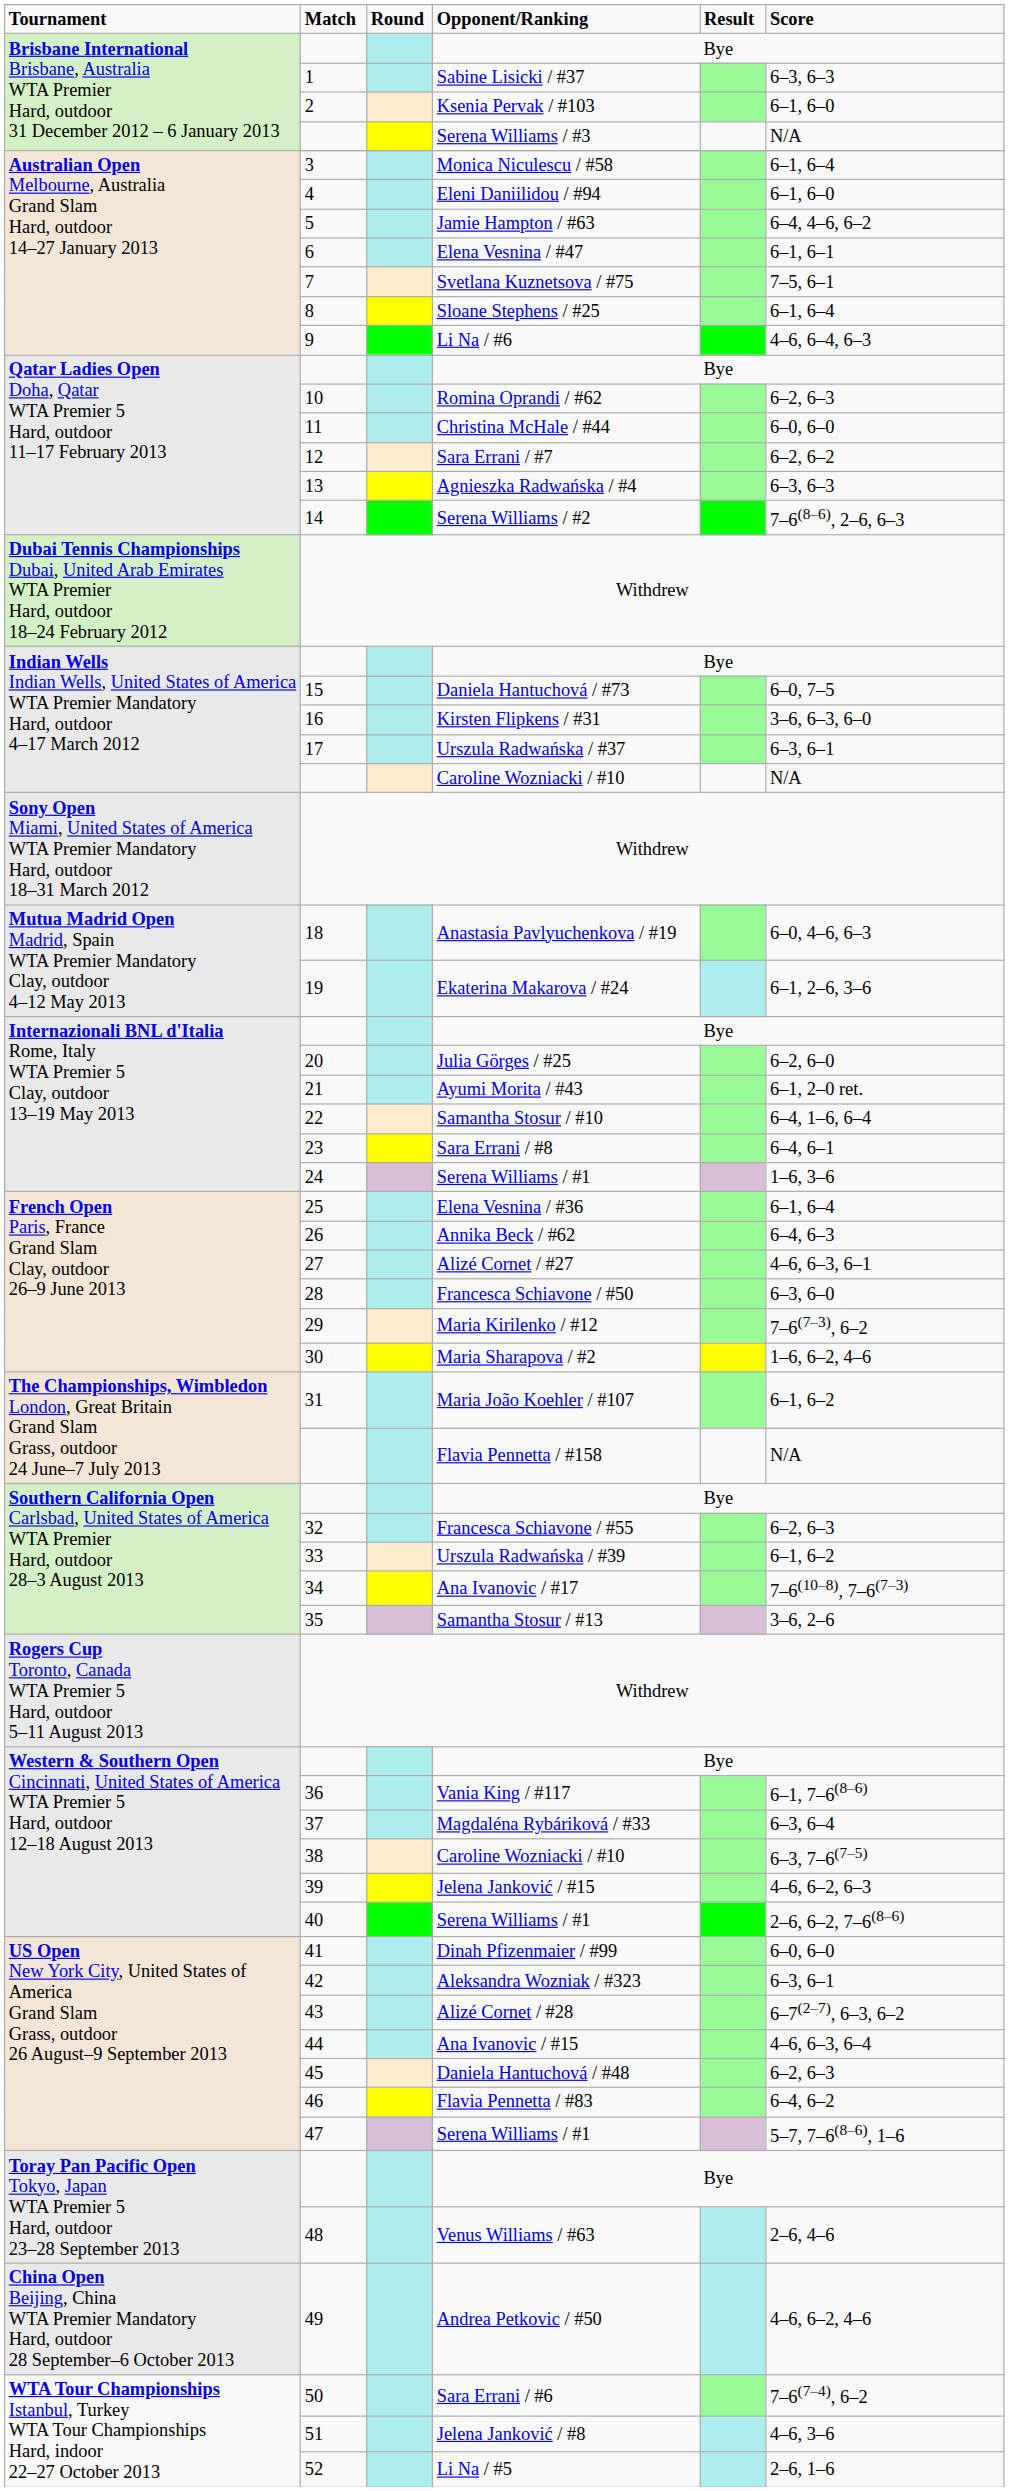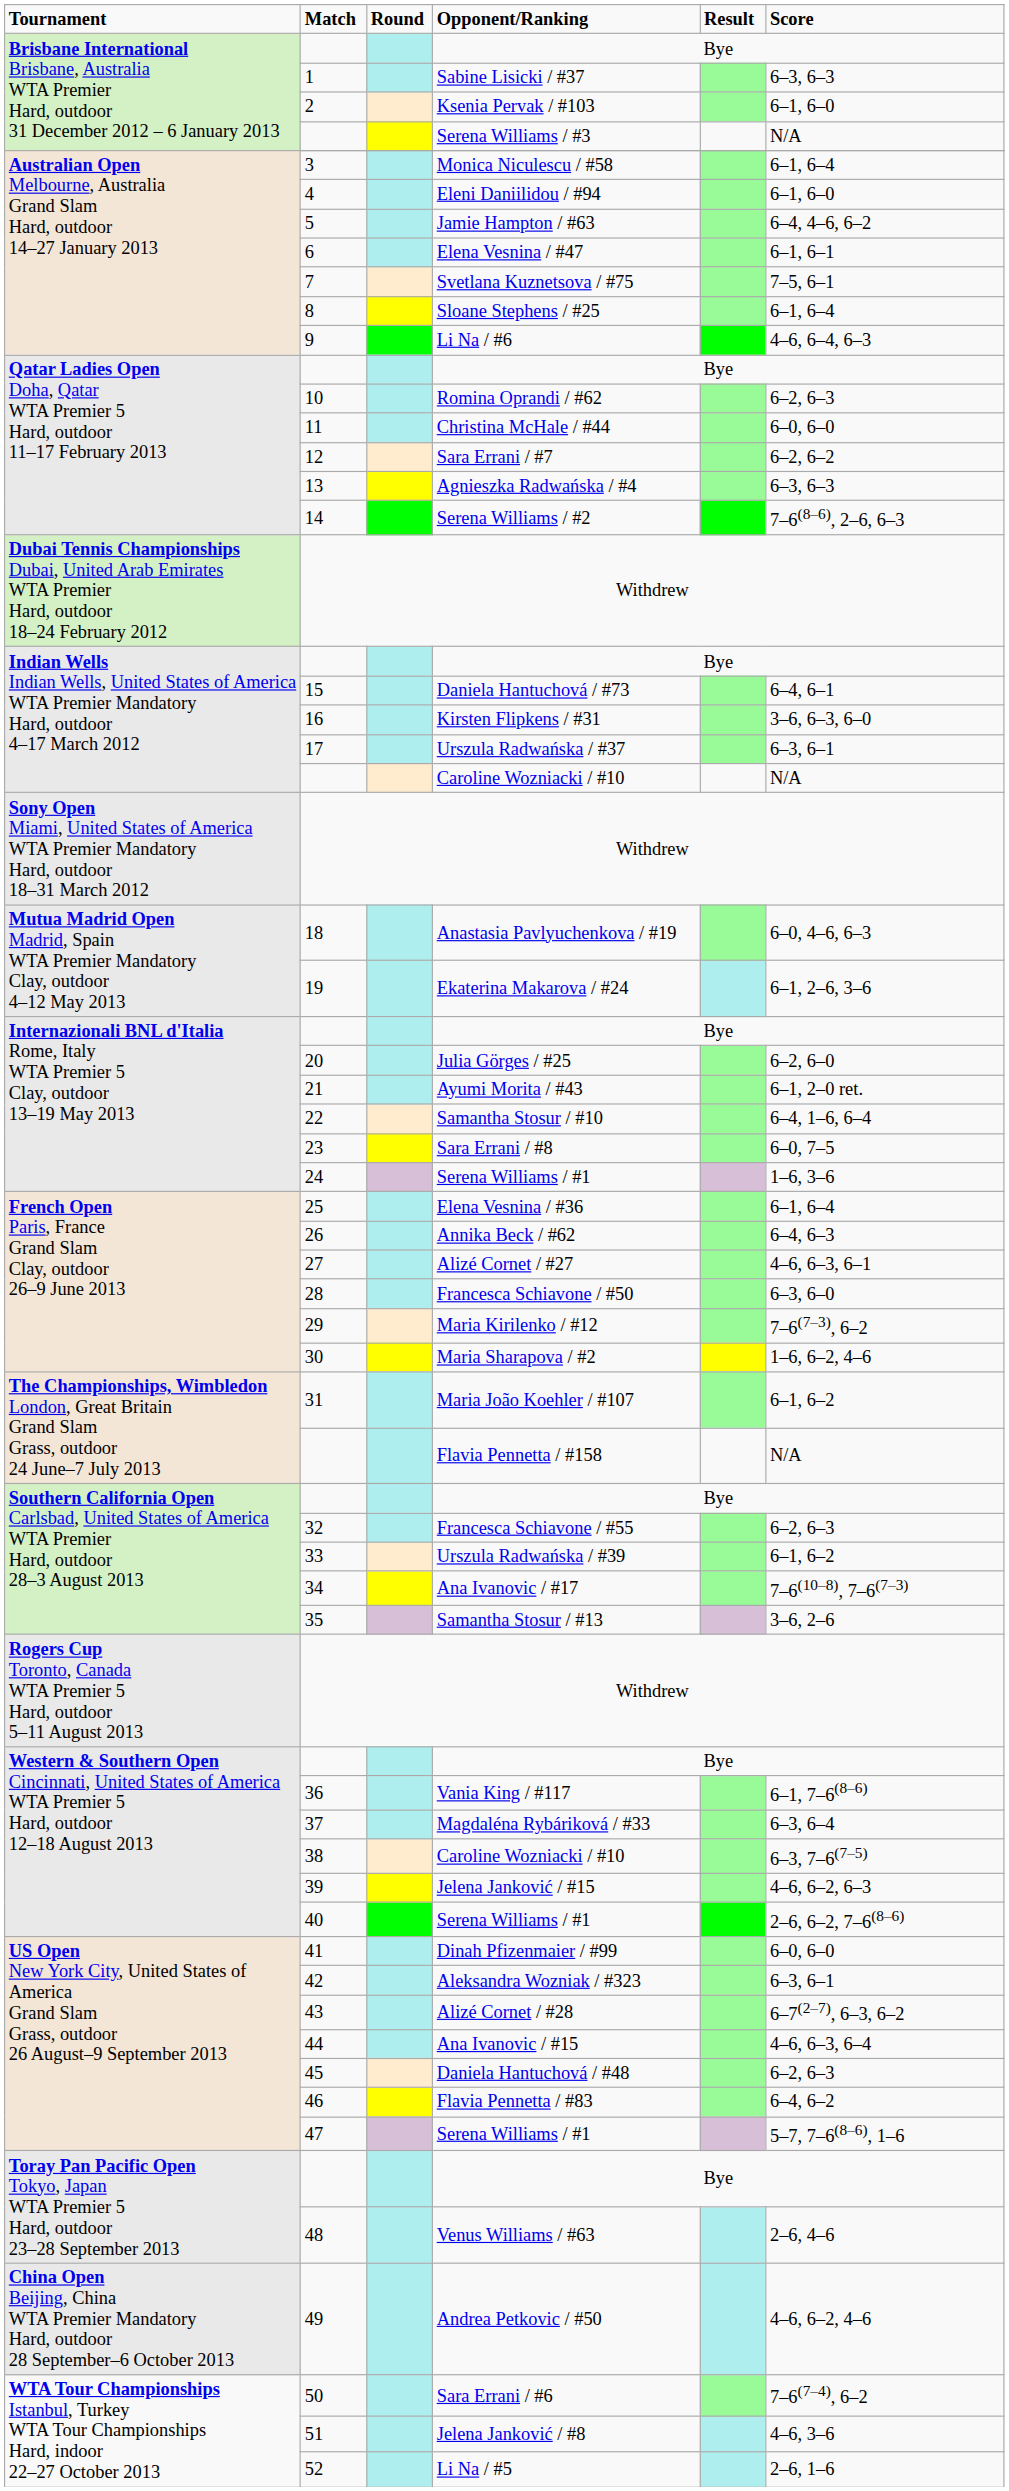(802, 690) 6–0, 7–5 -> (802, 690) 6–4, 6–1
(802, 1147) 6–4, 6–1 -> (802, 1147) 6–0, 7–5
